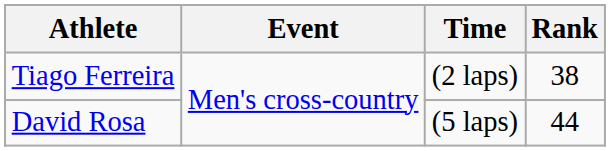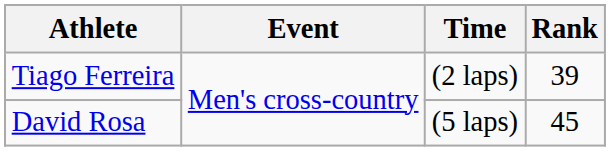(565, 75) 38 -> (565, 75) 39
(565, 122) 44 -> (565, 122) 45
